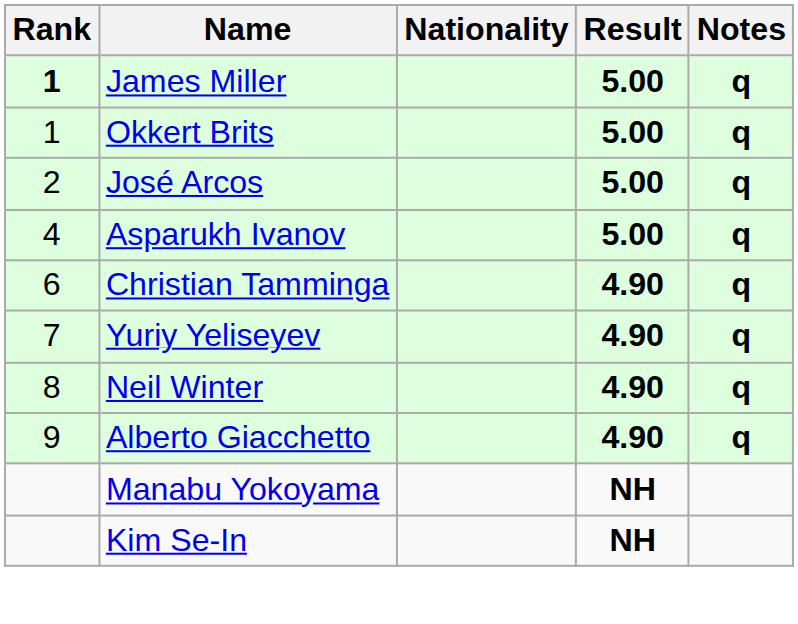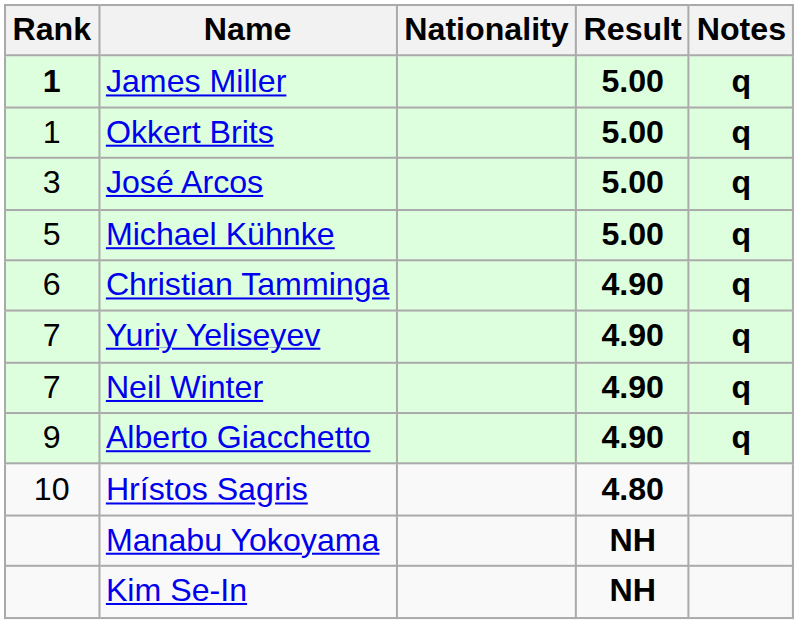(52, 183) 2 -> (52, 183) 3
- row: (226, 234)
+ row: (220, 234)
(52, 387) 8 -> (52, 387) 7
+ row: (207, 489)
